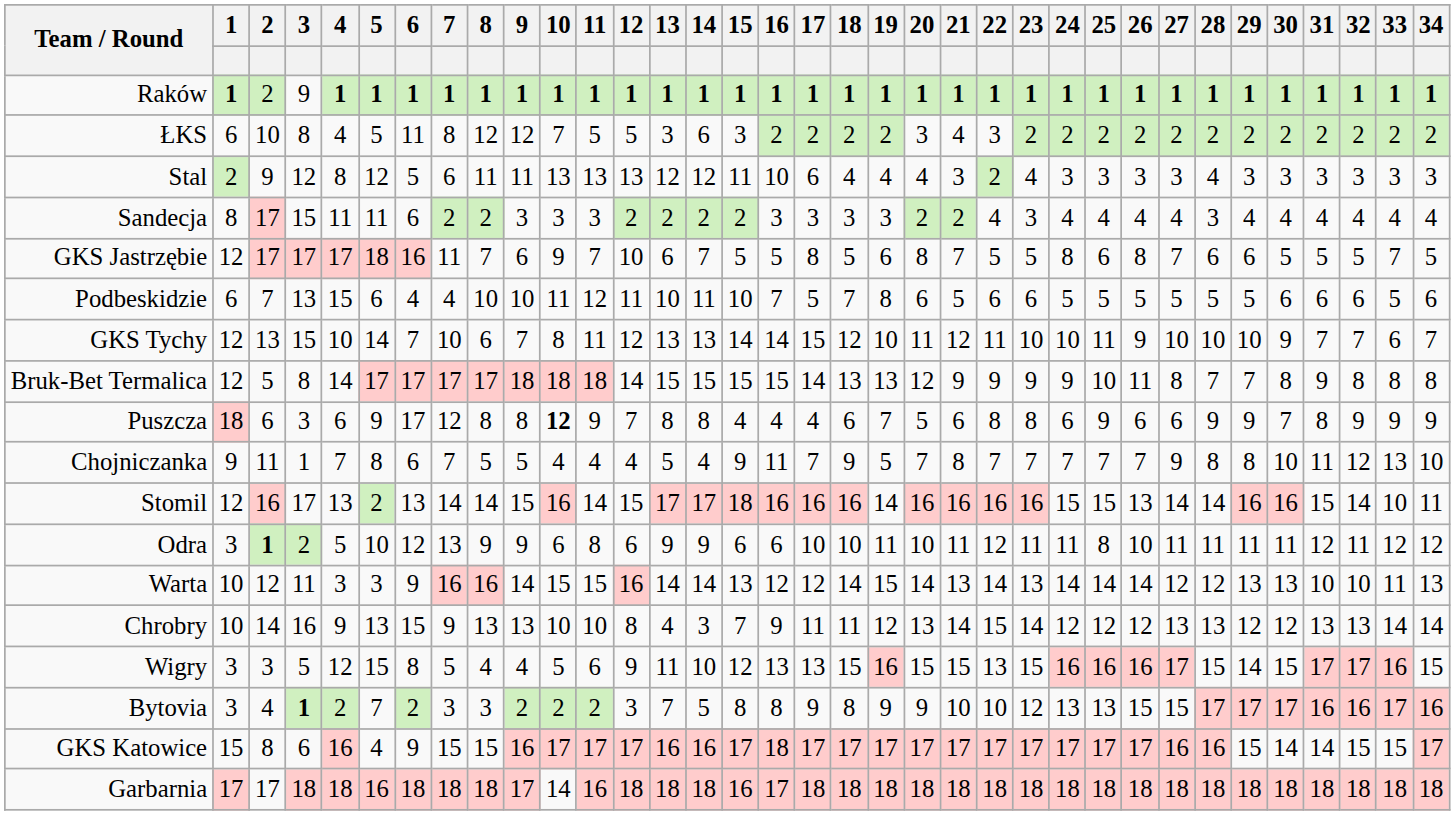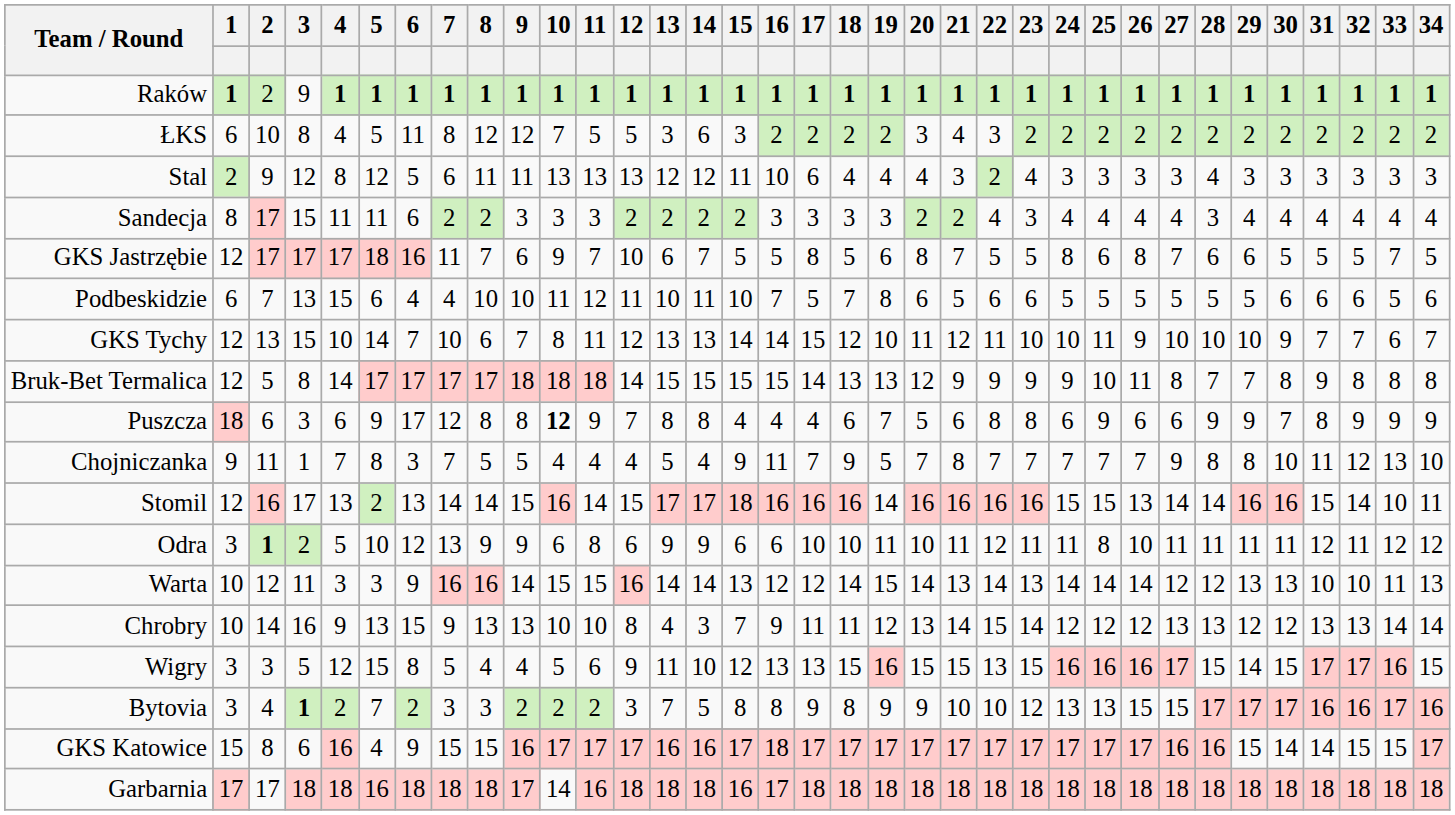(413, 462) 6 -> (413, 462) 3
